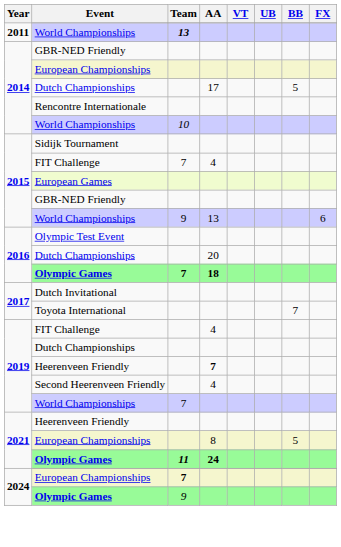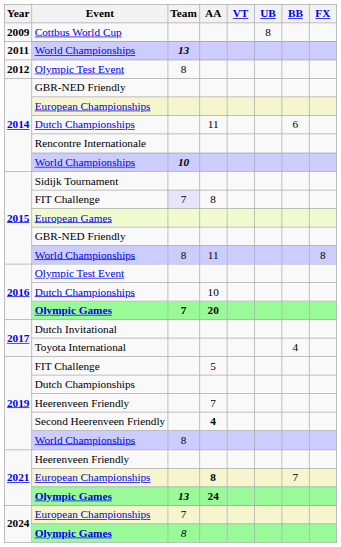+ row: (18, 32)
+ row: (18, 69)
(213, 88) 17 -> (213, 125) 11
(295, 88) 5 -> (295, 125) 6
(184, 125) normal -> (184, 162) bold
(184, 162) no background -> (184, 199) lavender background
(213, 162) 4 -> (213, 199) 8
(184, 217) 9 -> (184, 255) 8
(213, 217) 13 -> (213, 255) 11
(323, 217) 6 -> (323, 255) 8
(213, 255) 20 -> (213, 292) 10
(213, 273) 18 -> (213, 310) 20
(295, 310) 7 -> (295, 347) 4
(213, 329) 4 -> (213, 366) 5
(213, 366) bold -> (213, 403) normal
(213, 384) normal -> (213, 421) bold
(184, 403) 7 -> (184, 440) 8
(213, 440) normal -> (213, 477) bold
(295, 440) 5 -> (295, 477) 7
(184, 459) 11 -> (184, 496) 13
(184, 477) bold -> (184, 514) normal
(184, 496) 9 -> (184, 533) 8
